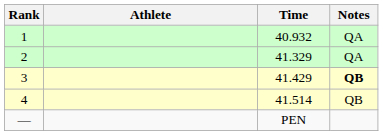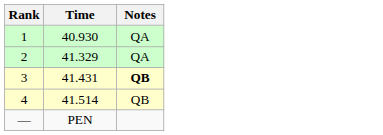- column: (151, 15)
(294, 36) 40.932 -> (80, 36) 40.930
(294, 78) 41.429 -> (80, 78) 41.431
